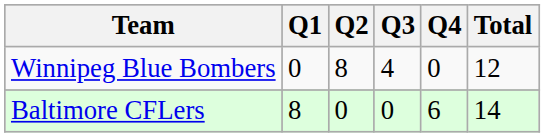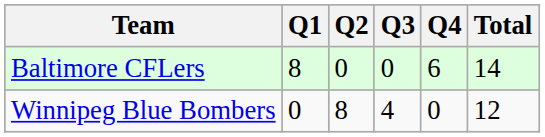rows swapped: (108, 110) <-> (143, 68)
